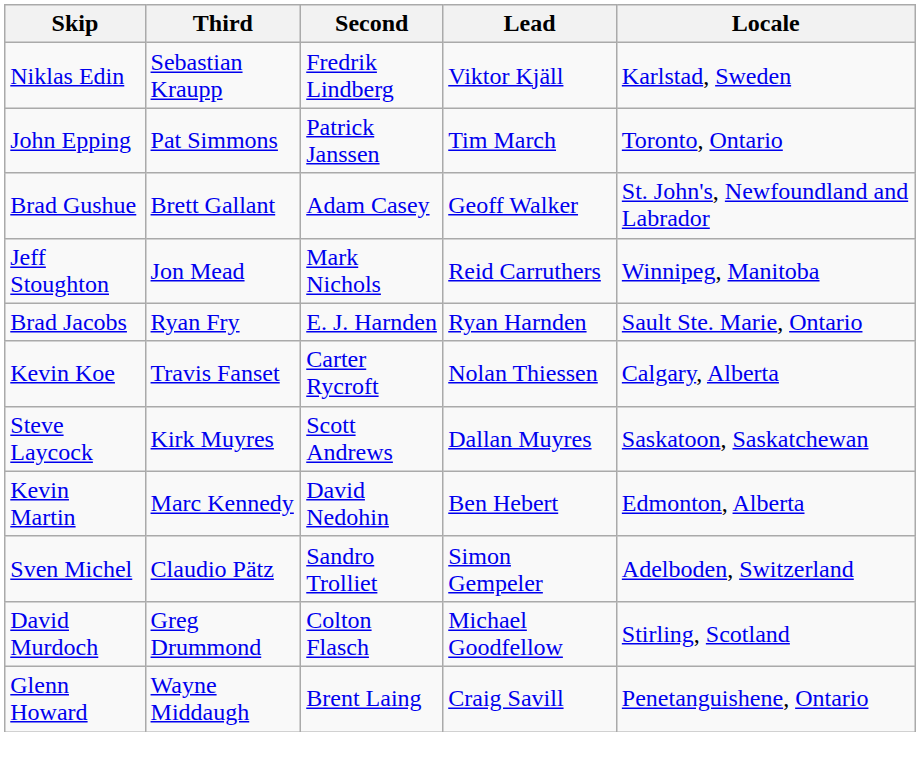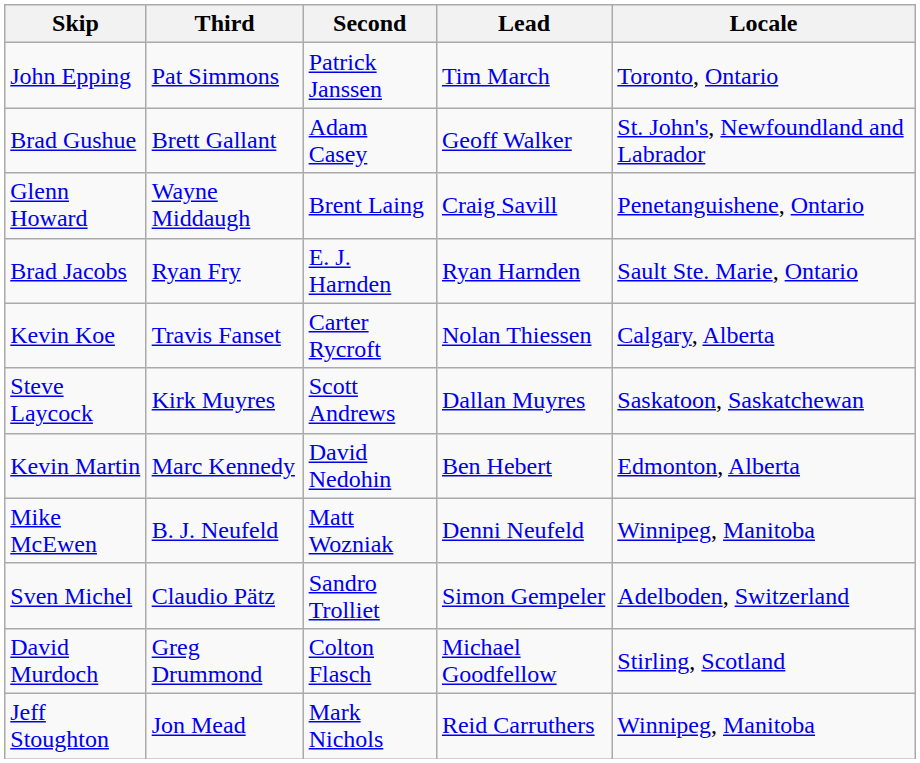- row: (67, 75)
rows swapped: (49, 698) <-> (60, 270)
+ row: (54, 530)
